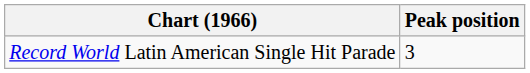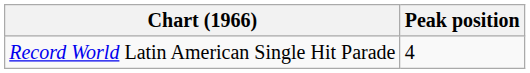(410, 52) 3 -> (410, 52) 4
